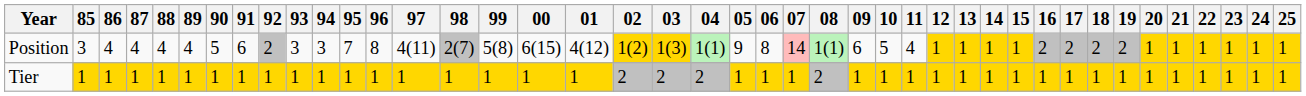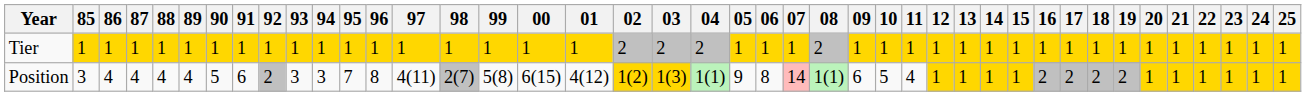rows swapped: (24, 76) <-> (39, 47)
